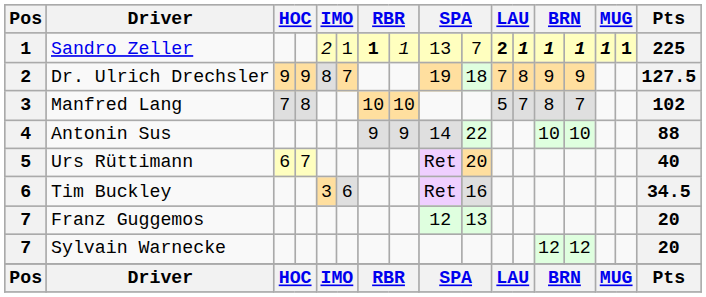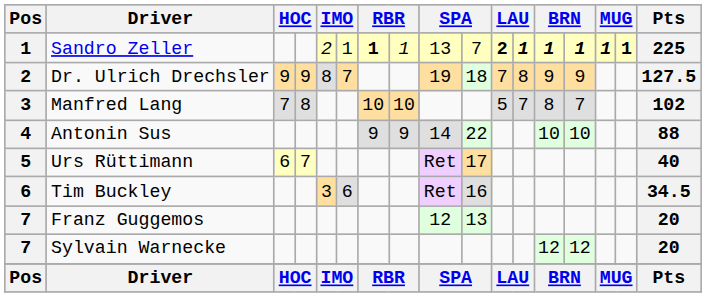(477, 163) 20 -> (477, 163) 17
